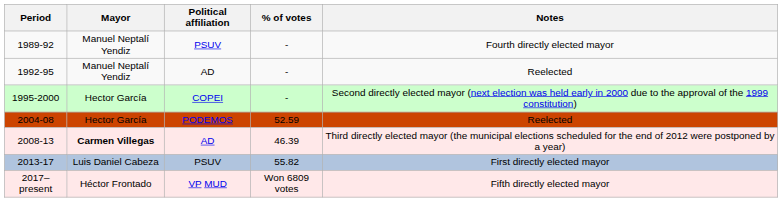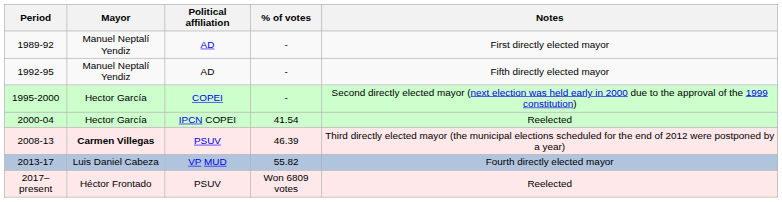(208, 44) PSUV -> (207, 44) AD
(550, 44) Fourth directly elected mayor -> (550, 44) First directly elected mayor
(550, 71) Reelected -> (550, 71) Fifth directly elected mayor
+ row: (36, 119)
- row: (36, 119)
(208, 141) AD -> (207, 141) PSUV
(208, 162) PSUV -> (207, 162) VP MUD
(550, 162) First directly elected mayor -> (550, 162) Fourth directly elected mayor
(208, 183) VP MUD -> (207, 183) PSUV
(550, 183) Fifth directly elected mayor -> (550, 183) Reelected
